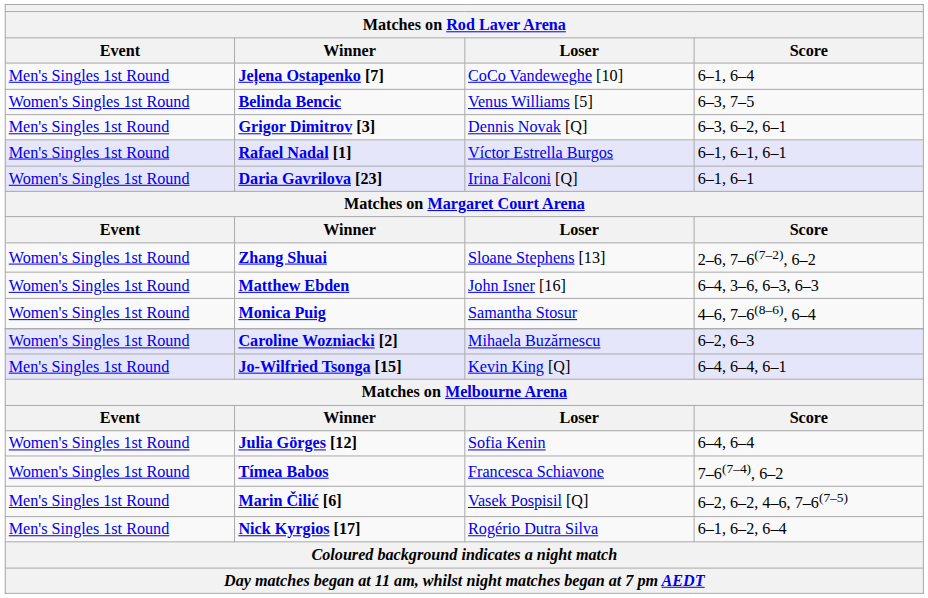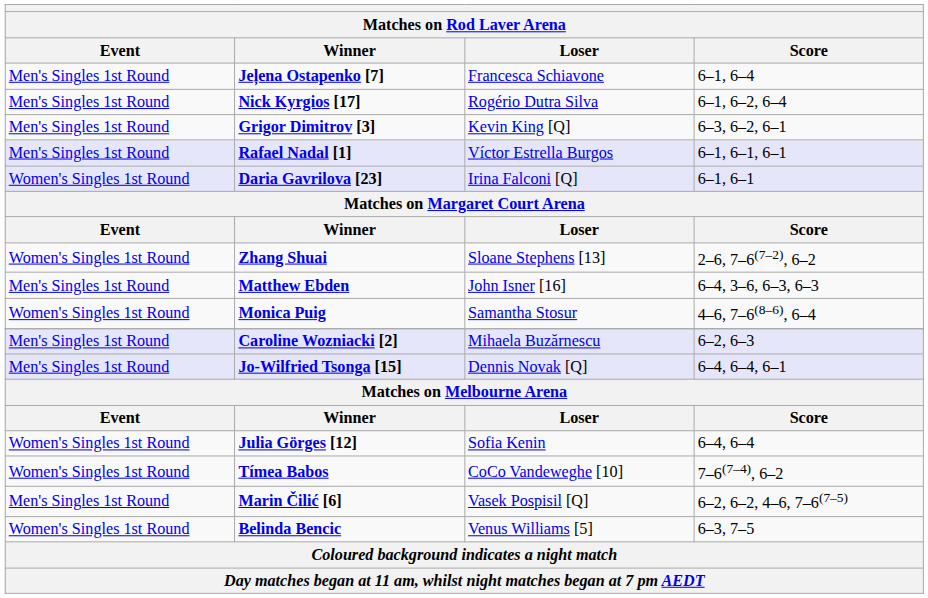(546, 76) CoCo Vandeweghe [10] -> (536, 76) Francesca Schiavone
rows swapped: (290, 101) <-> (299, 529)
(528, 127) Dennis Novak [Q] -> (519, 127) Kevin King [Q]
(99, 285) Women's Singles 1st Round -> (89, 285) Men's Singles 1st Round
(99, 341) Women's Singles 1st Round -> (89, 341) Men's Singles 1st Round
(519, 366) Kevin King [Q] -> (528, 366) Dennis Novak [Q]
(536, 471) Francesca Schiavone -> (546, 471) CoCo Vandeweghe [10]
